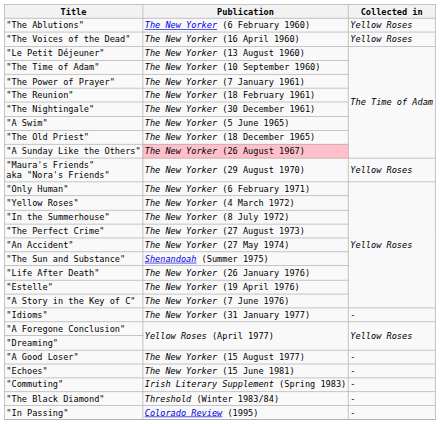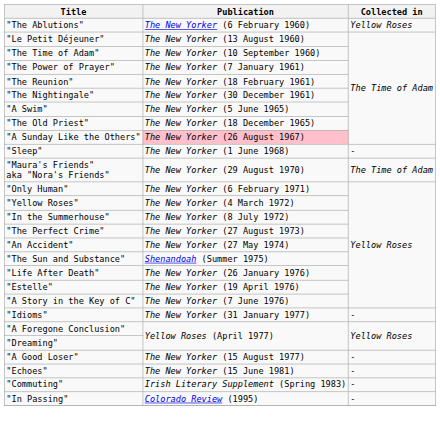- row: (68, 39)
+ row: (24, 151)
(381, 170) Yellow Roses -> (392, 170) The Time of Adam
- row: (55, 399)
